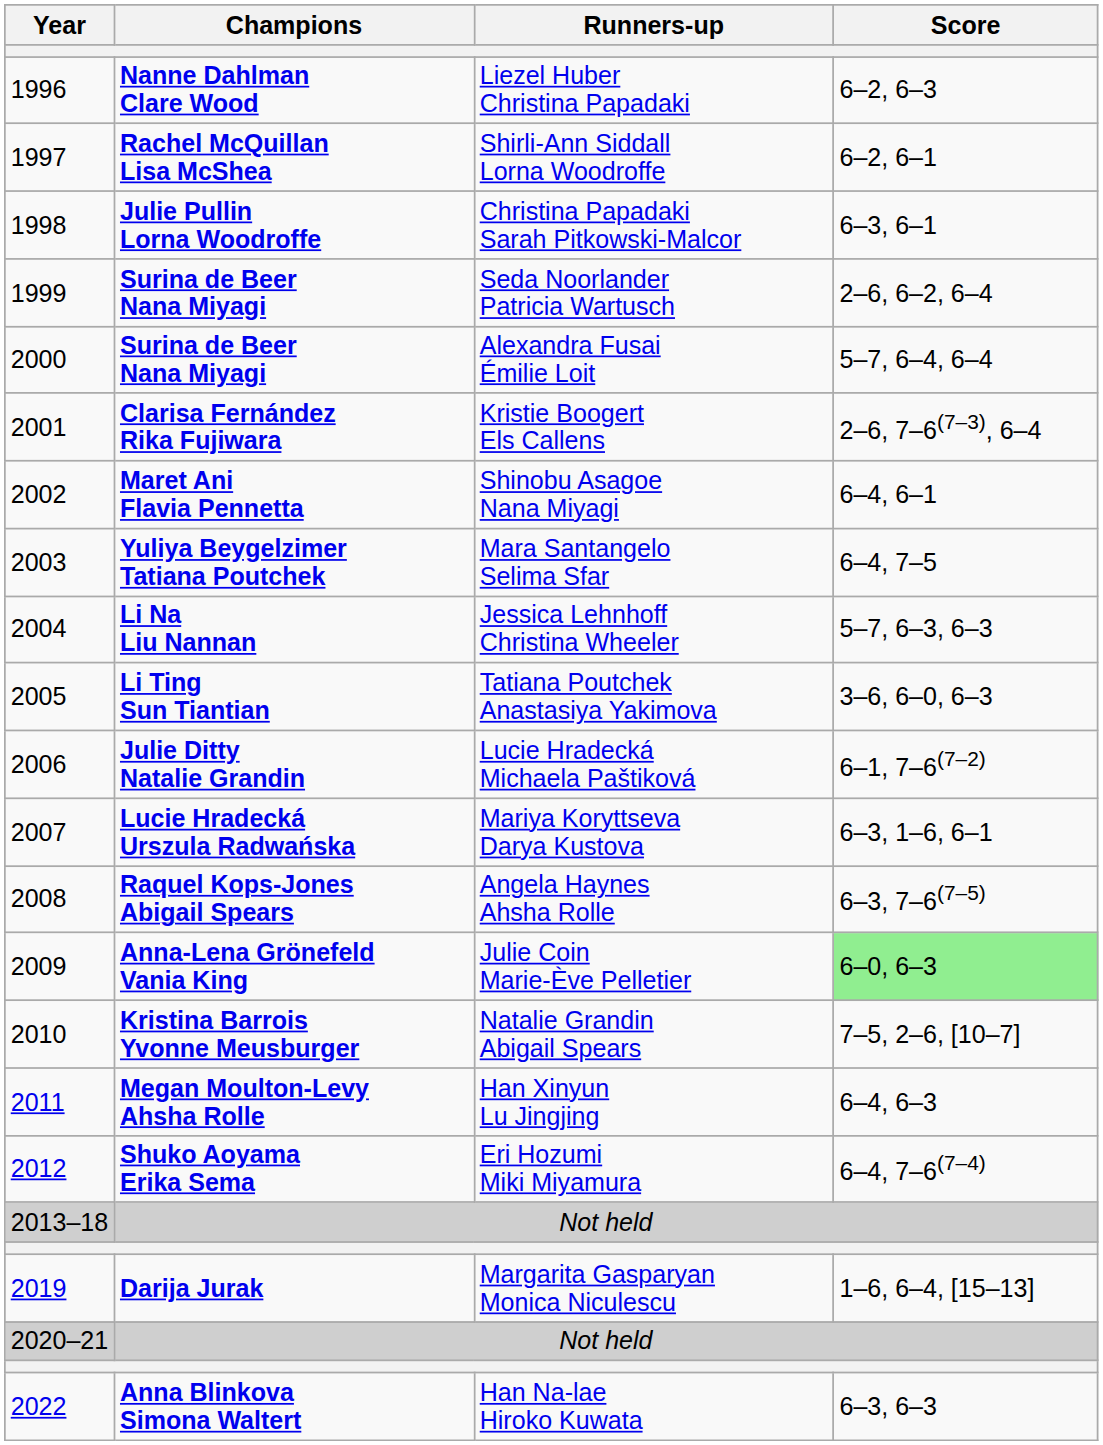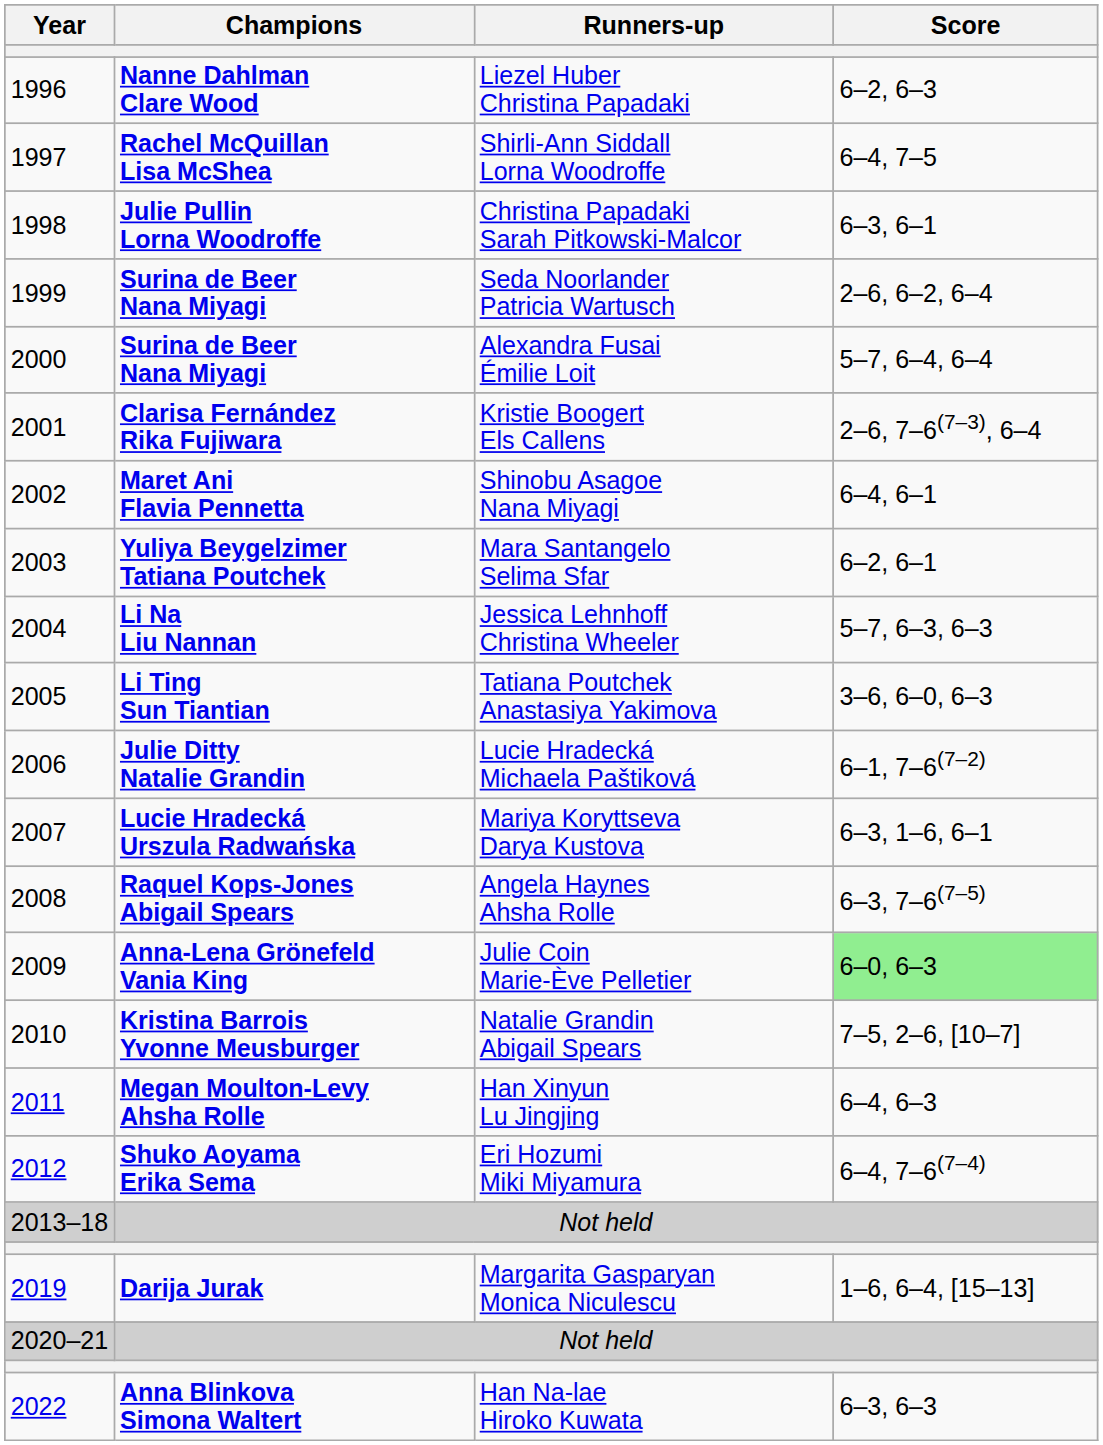(888, 158) 6–2, 6–1 -> (888, 158) 6–4, 7–5
(888, 562) 6–4, 7–5 -> (888, 562) 6–2, 6–1
